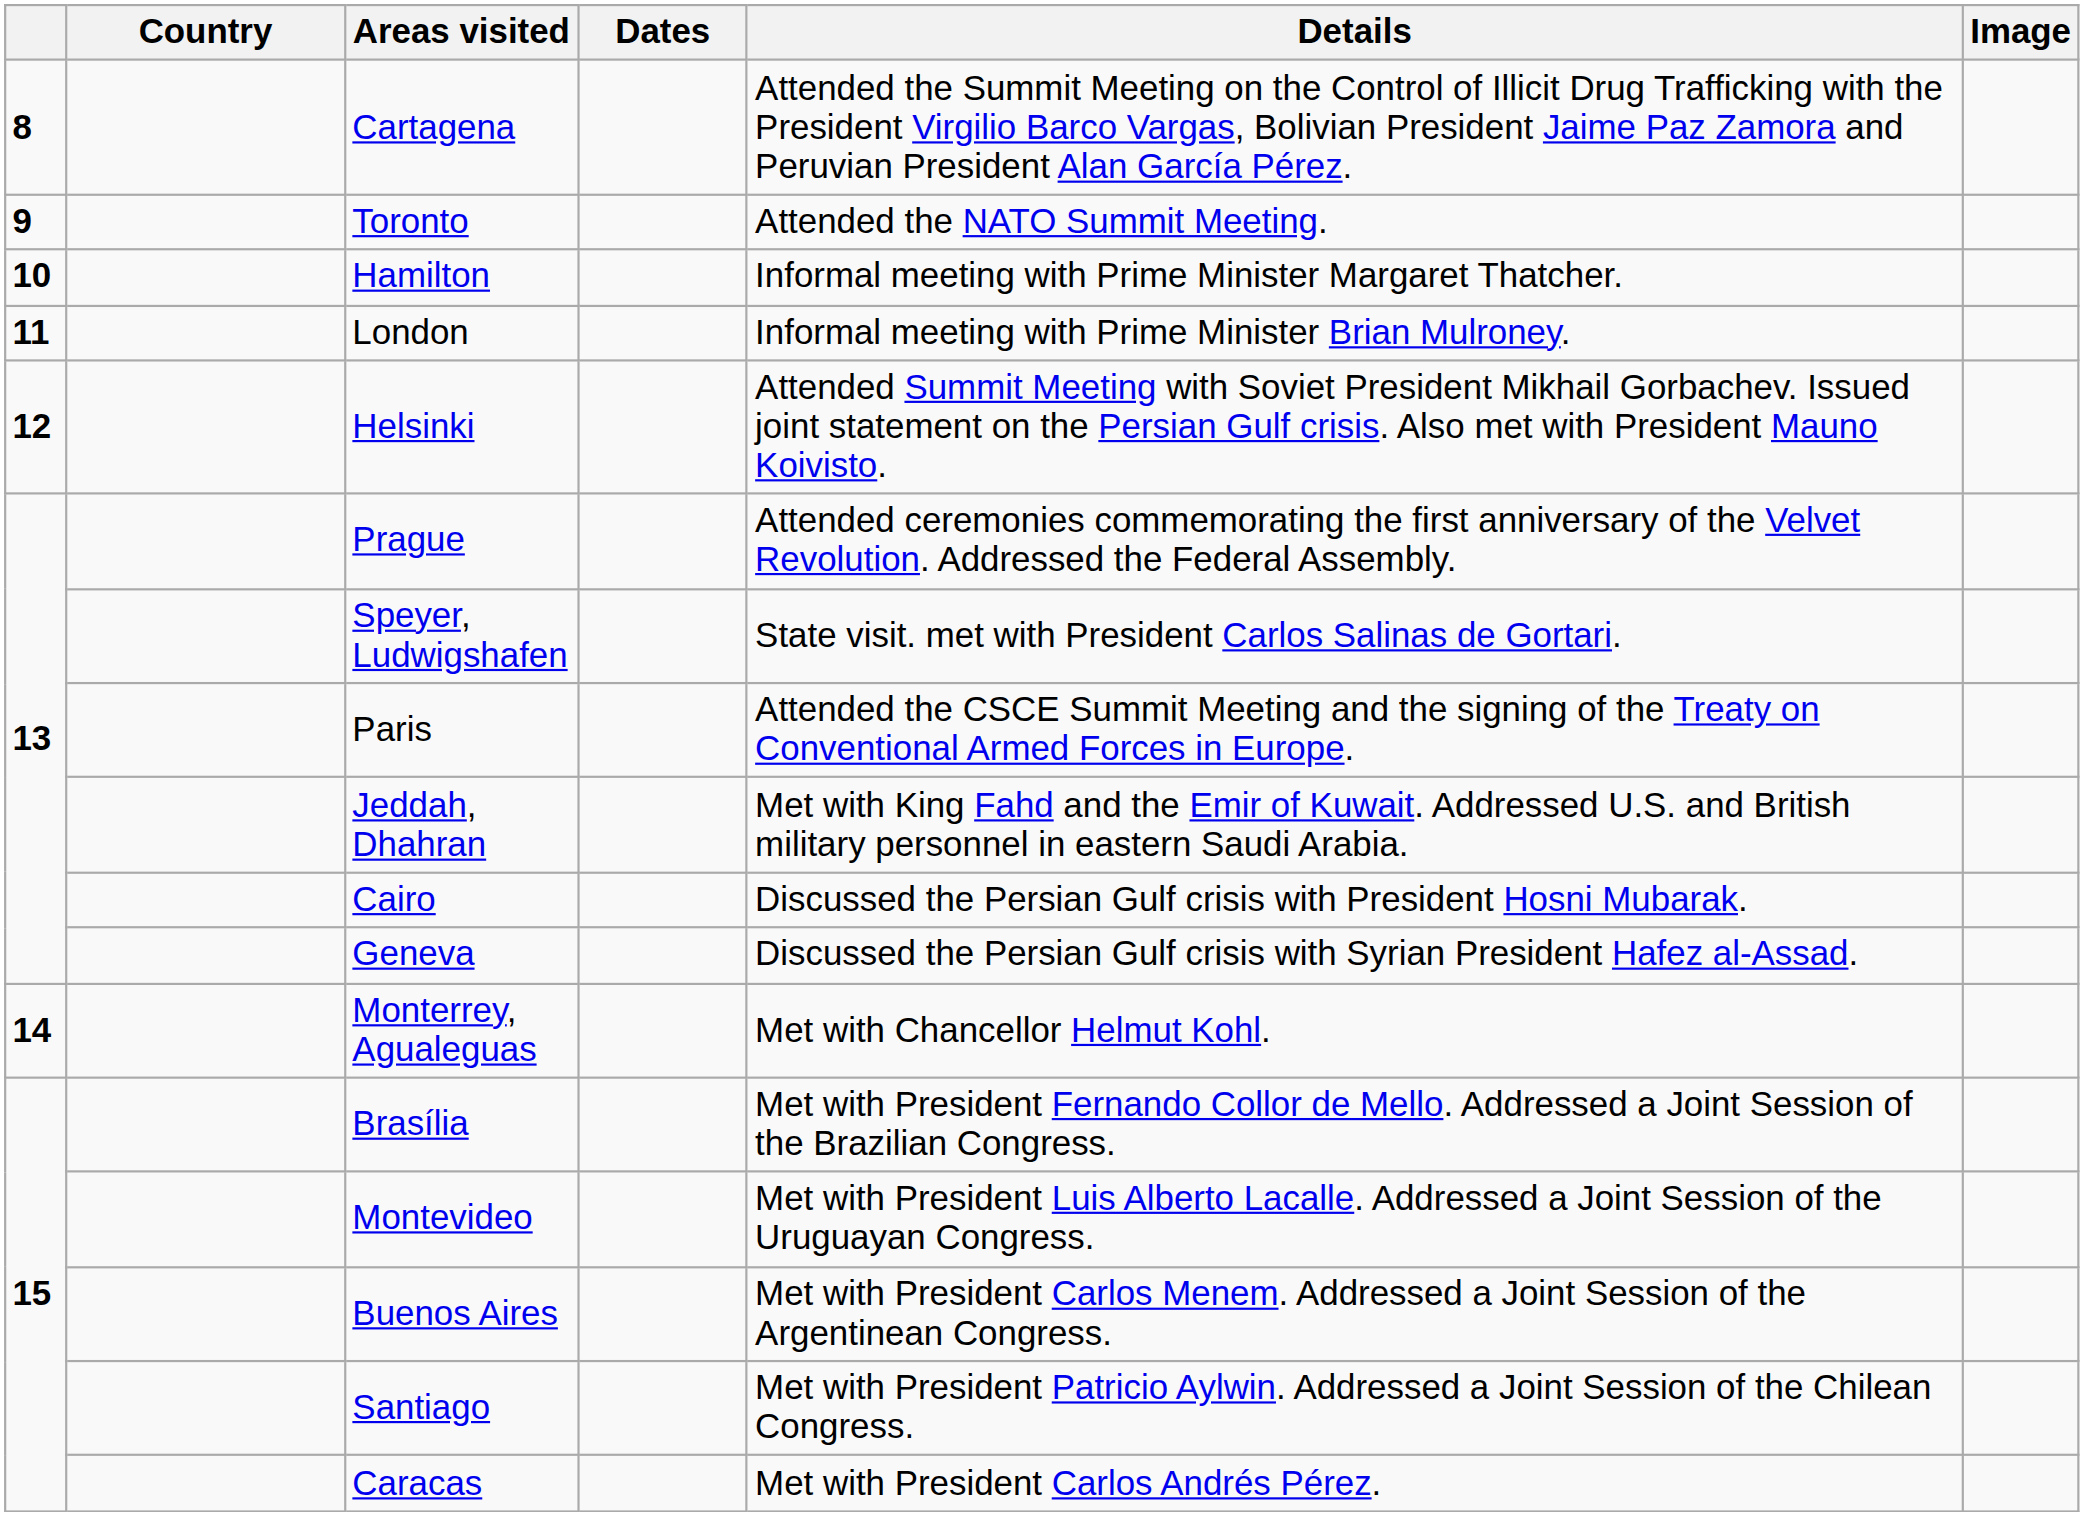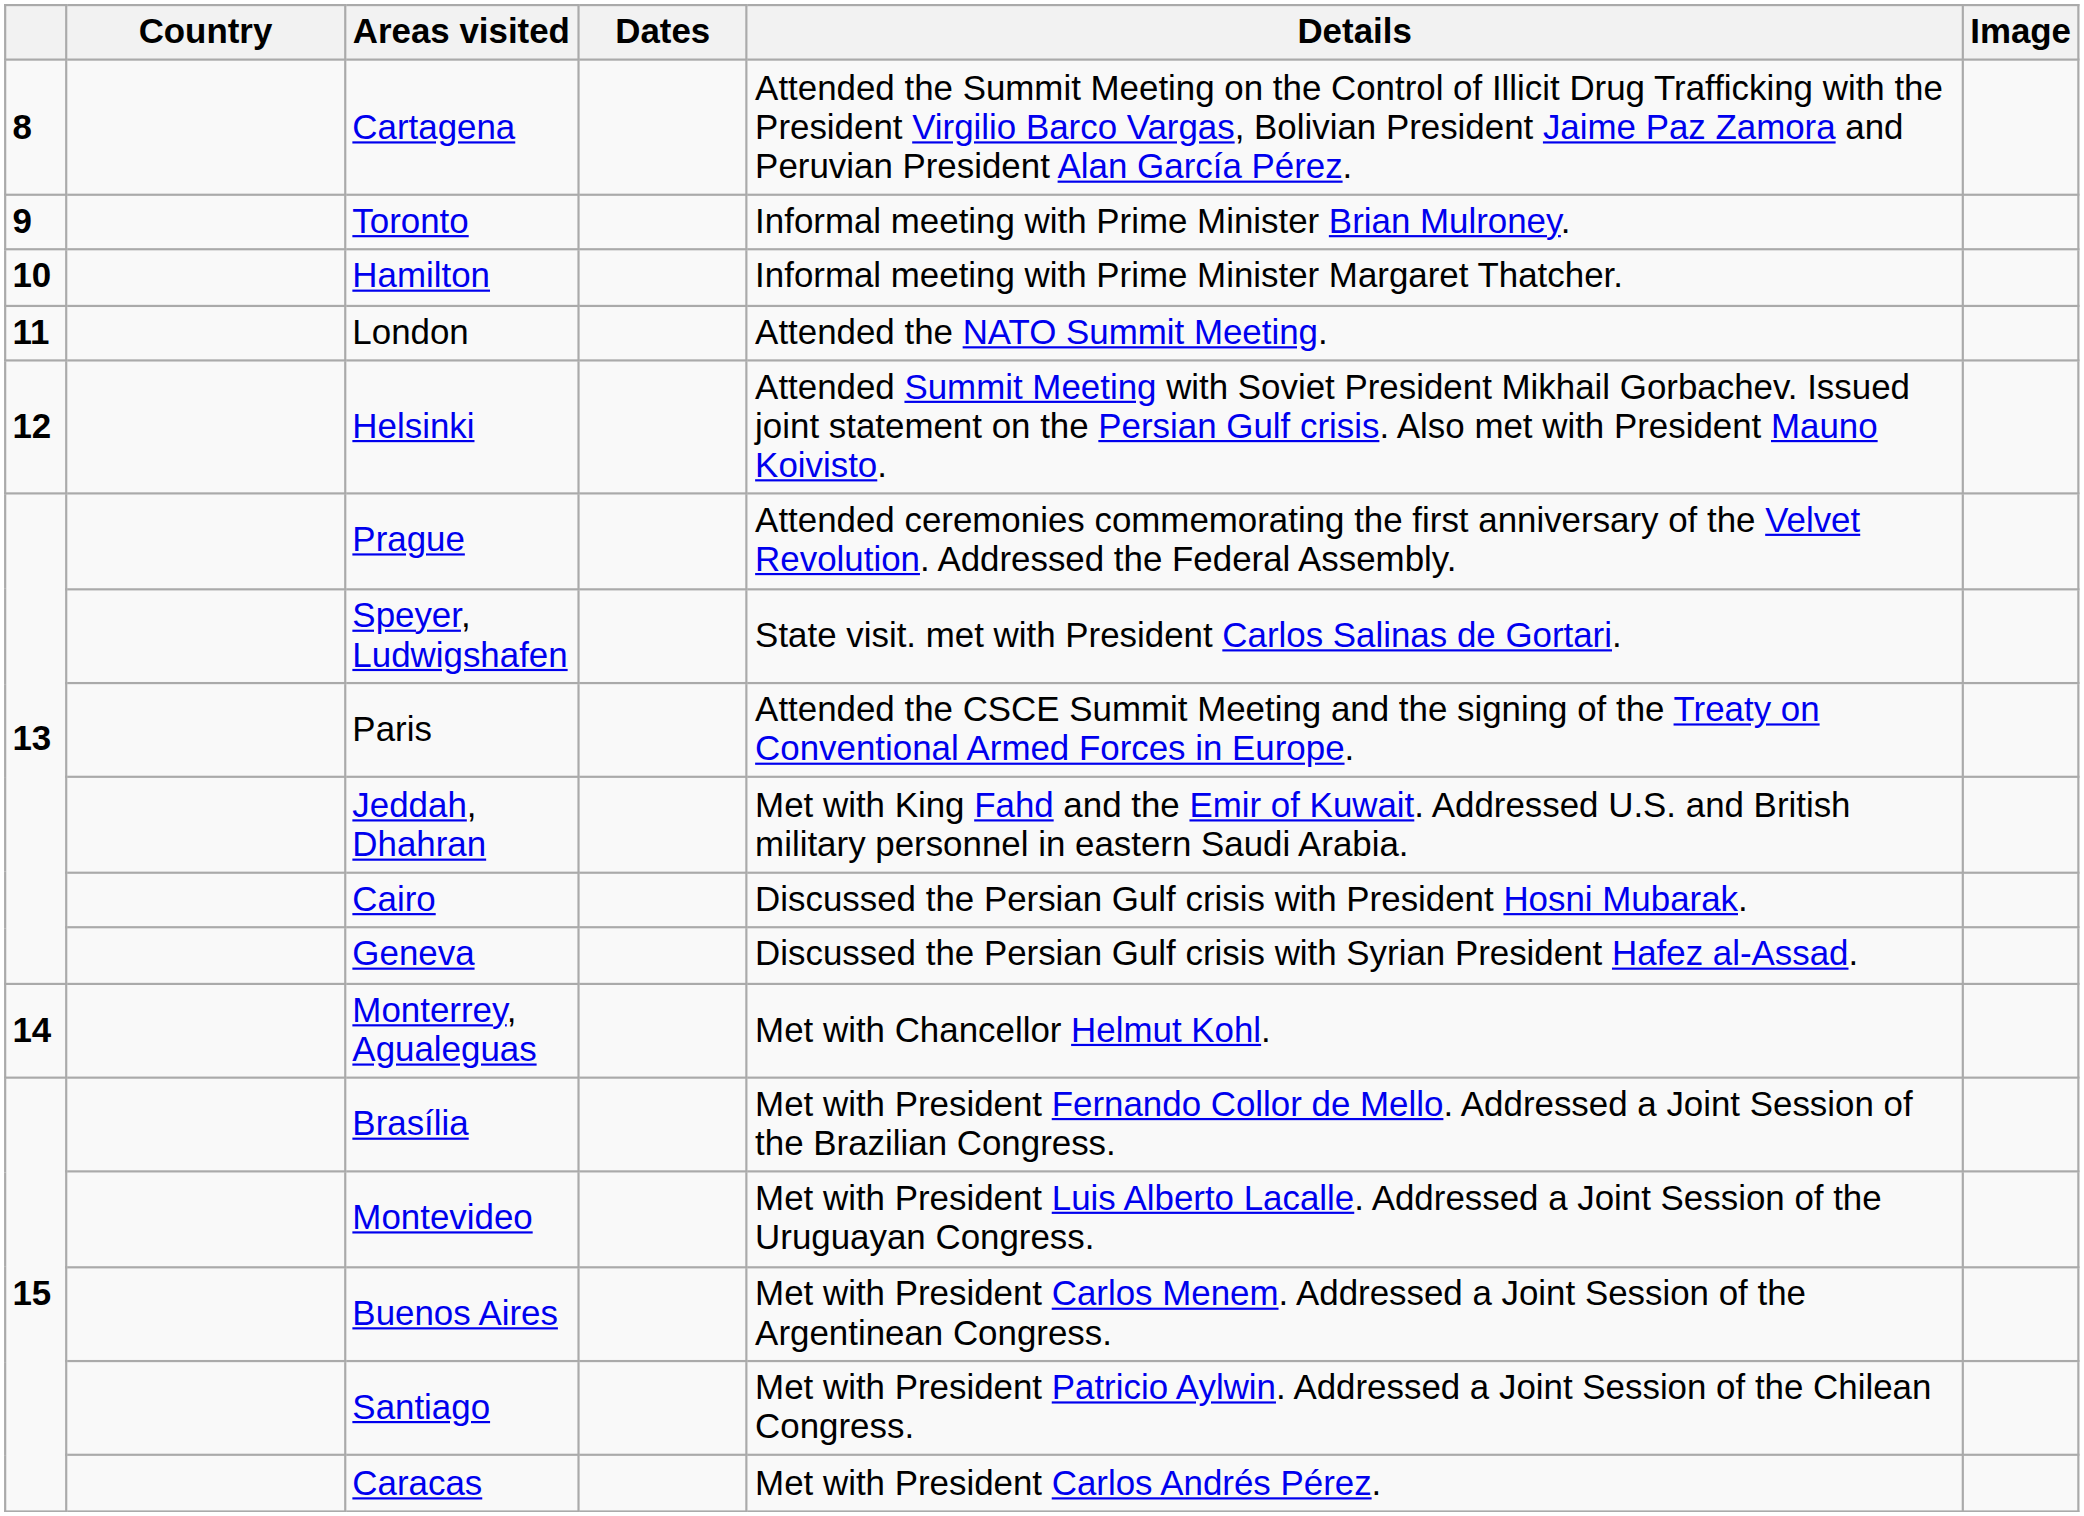(1041, 221) Attended the NATO Summit Meeting. -> (1163, 221) Informal meeting with Prime Minister Brian Mulroney.
(1163, 331) Informal meeting with Prime Minister Brian Mulroney. -> (1041, 331) Attended the NATO Summit Meeting.
